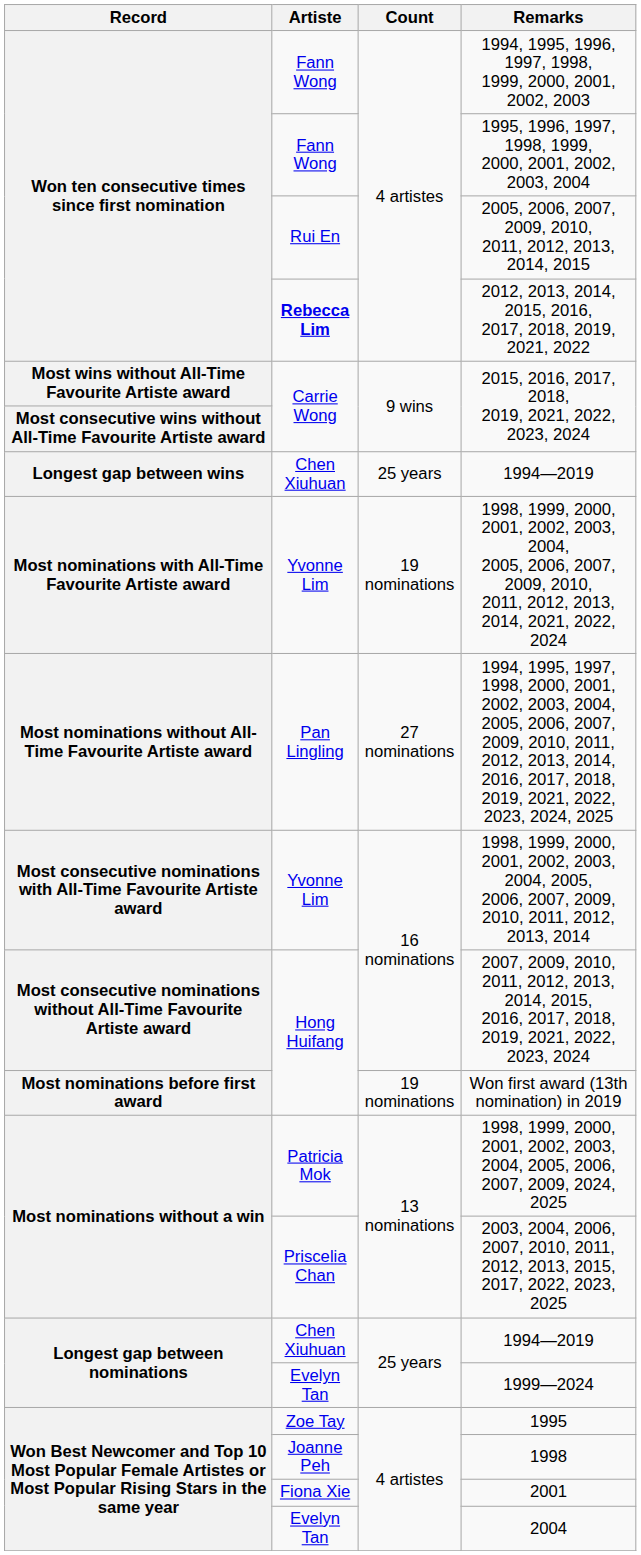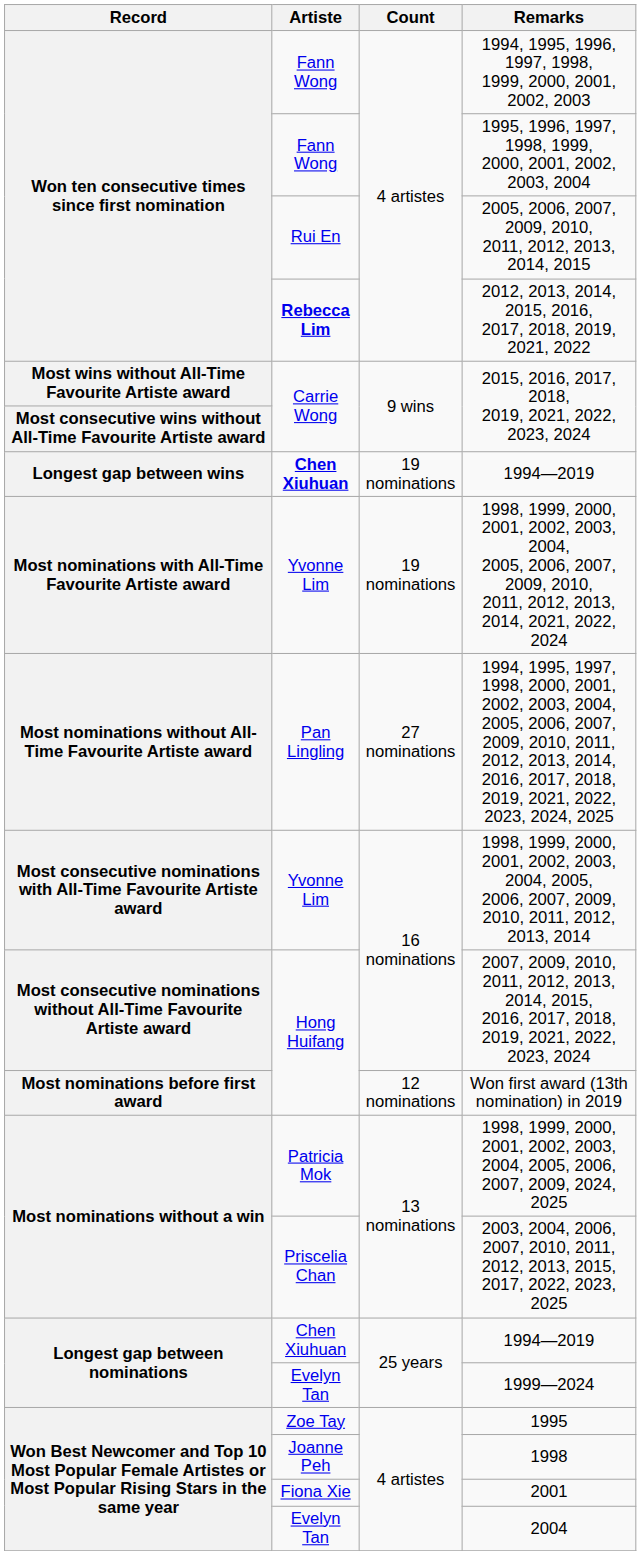(315, 473) normal -> (316, 473) bold
(410, 473) 25 years -> (411, 473) 19 nominations
(410, 1092) 19 nominations -> (411, 1092) 12 nominations
